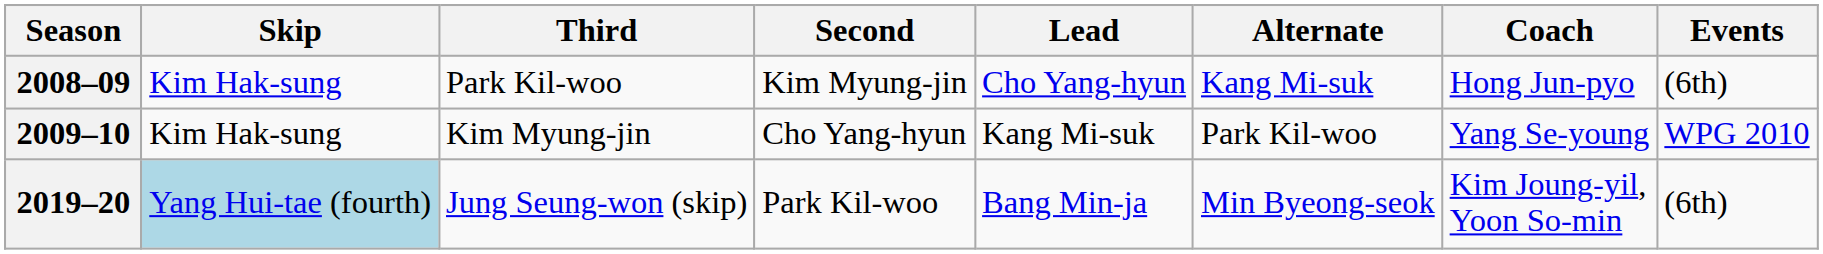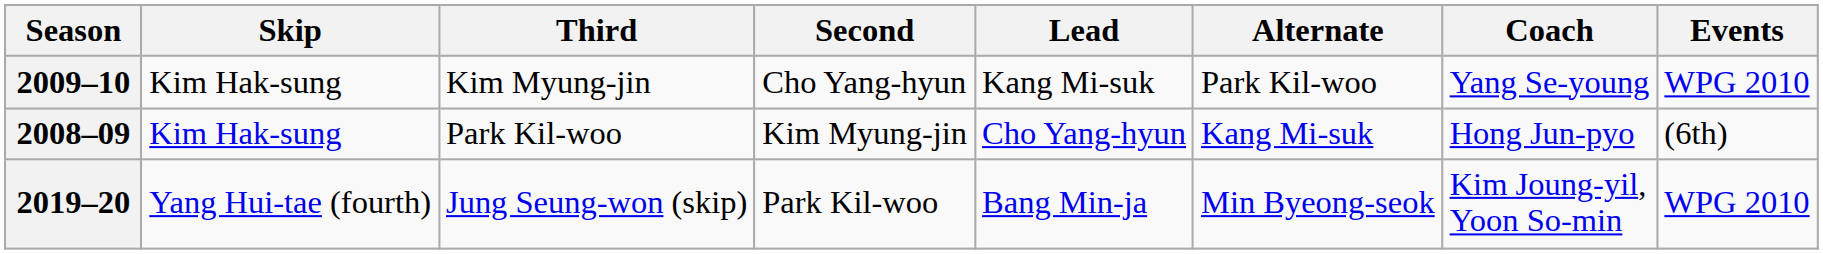rows swapped: (73, 81) <-> (73, 133)
(290, 203) lightblue background -> (290, 203) no background
(1696, 203) (6th) -> (1737, 203) WPG 2010
